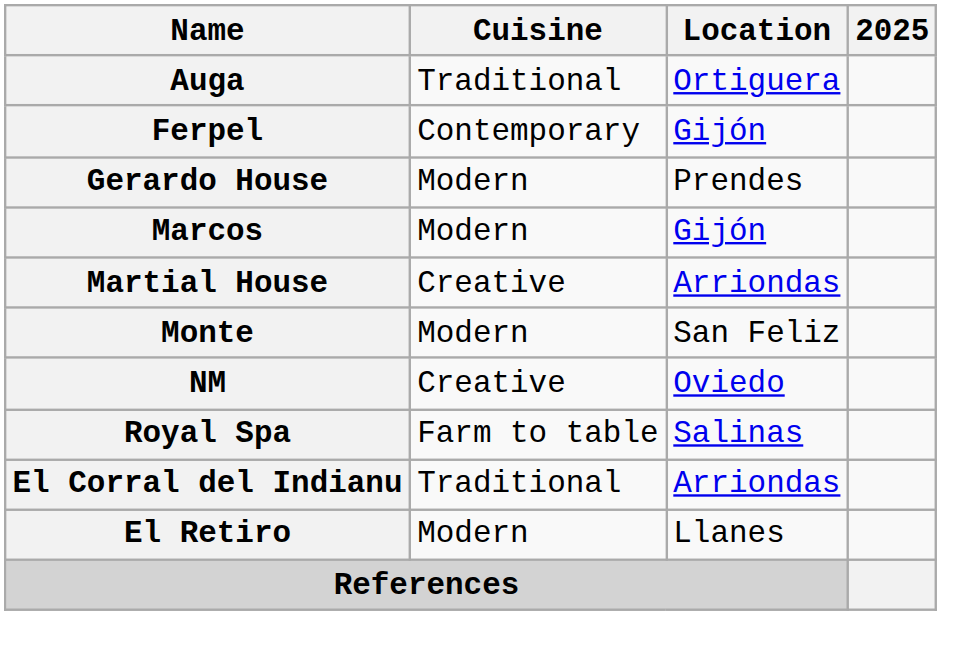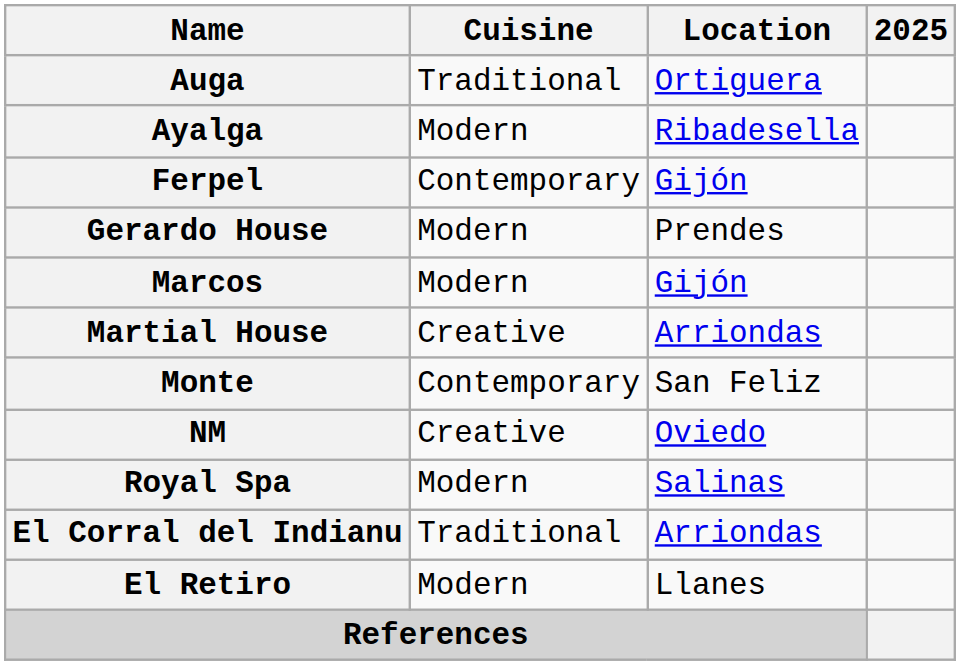+ row: (207, 131)
(473, 333) Modern -> (529, 383) Contemporary
(538, 434) Farm to table -> (473, 484) Modern
